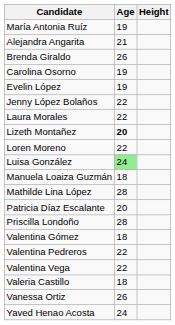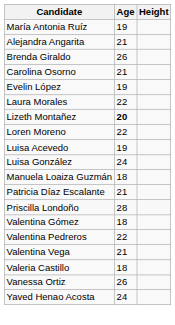(122, 72) 19 -> (122, 72) 21
- row: (52, 102)
+ row: (37, 147)
(122, 162) lightgreen background -> (122, 162) no background
- row: (49, 192)
(122, 207) 20 -> (122, 192) 21
(122, 267) 22 -> (122, 252) 21
